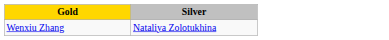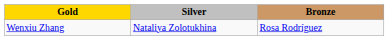+ column: (321, 12)
